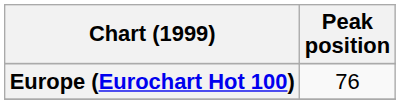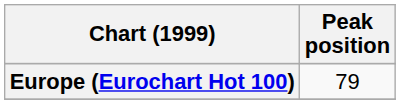(347, 81) 76 -> (347, 81) 79
